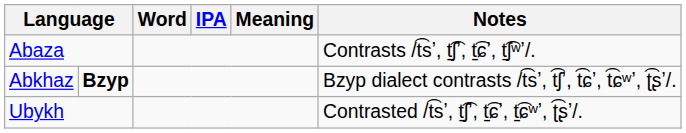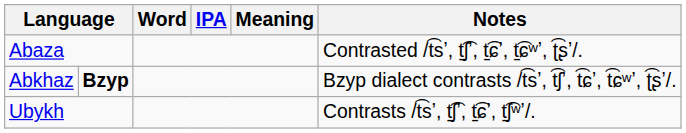(429, 50) Contrasts /t͡sʼ, t̠͡ʃʼ, t̠͡ɕʼ, t̠͡ʃʷʼ/. -> (453, 50) Contrasted /t͡sʼ, t̠͡ʃʼ, t̠͡ɕʼ, t̠͡ɕʷʼ, ʈ͡ʂʼ/.
(453, 111) Contrasted /t͡sʼ, t̠͡ʃʼ, t̠͡ɕʼ, t̠͡ɕʷʼ, ʈ͡ʂʼ/. -> (429, 111) Contrasts /t͡sʼ, t̠͡ʃʼ, t̠͡ɕʼ, t̠͡ʃʷʼ/.
